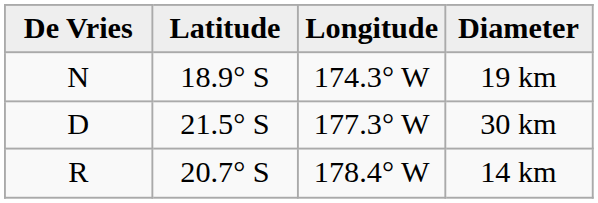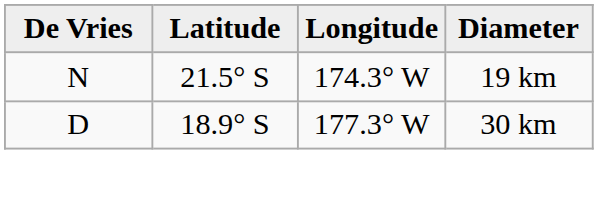(225, 76) 18.9° S -> (225, 76) 21.5° S
(225, 124) 21.5° S -> (225, 124) 18.9° S
- row: (518, 172)
